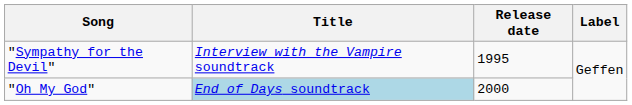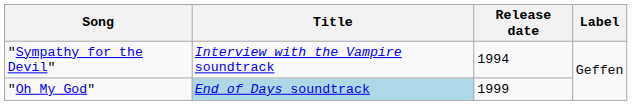(493, 60) 1995 -> (493, 60) 1994
(493, 89) 2000 -> (493, 89) 1999
